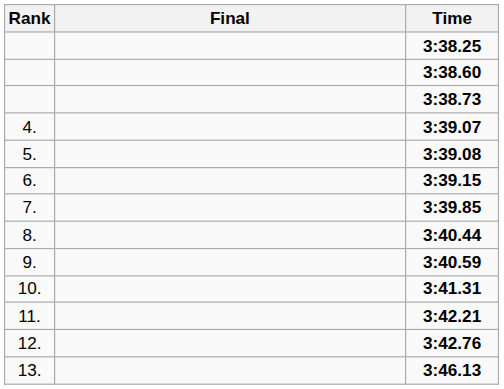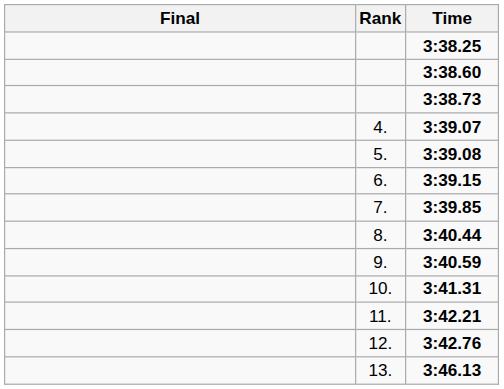columns swapped: (30, 19) <-> (230, 19)
